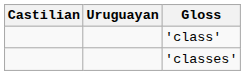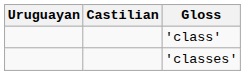columns swapped: (44, 15) <-> (123, 15)
